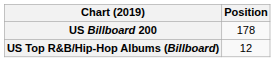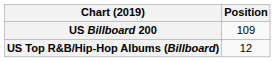(246, 30) 178 -> (246, 30) 109
